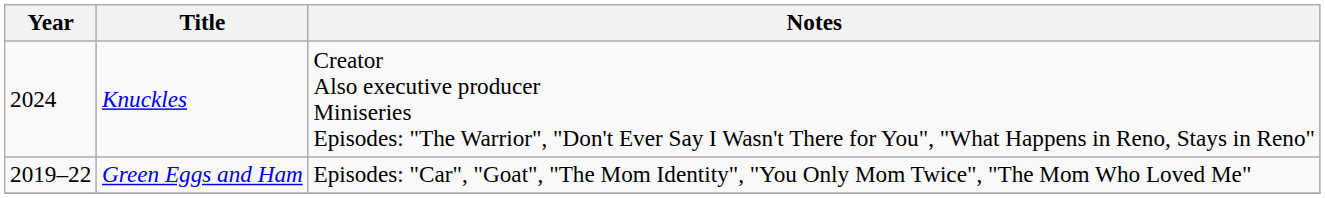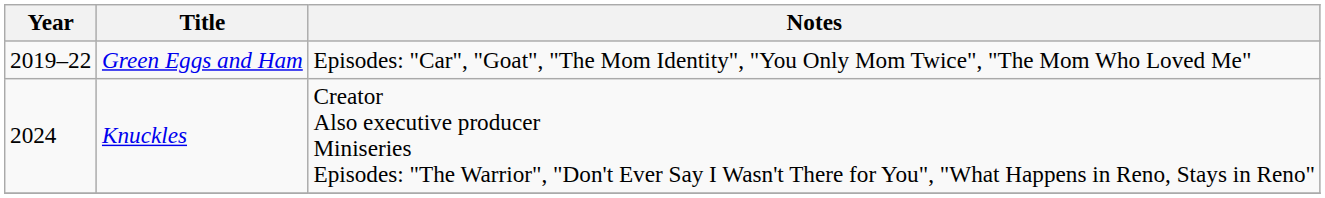rows swapped: (202, 174) <-> (144, 98)
